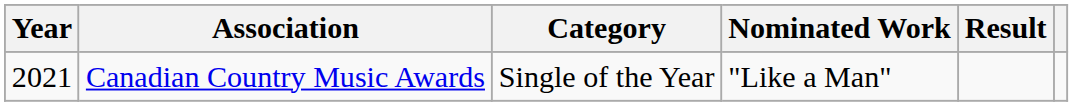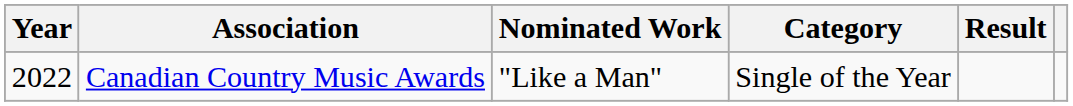columns swapped: (607, 28) <-> (840, 28)
(42, 76) 2021 -> (42, 76) 2022
